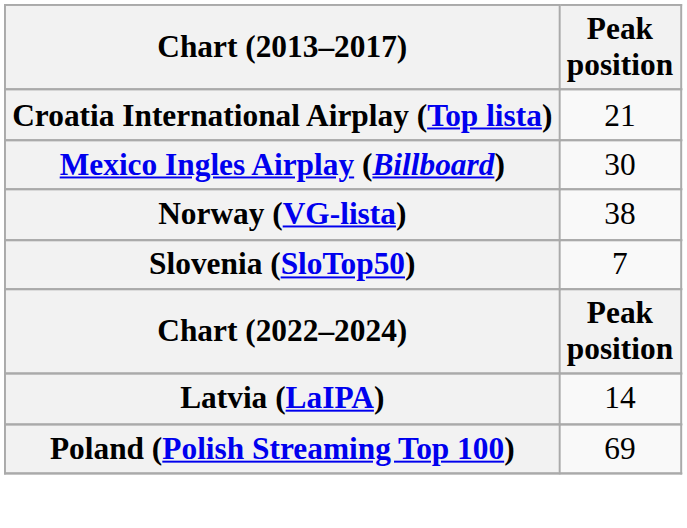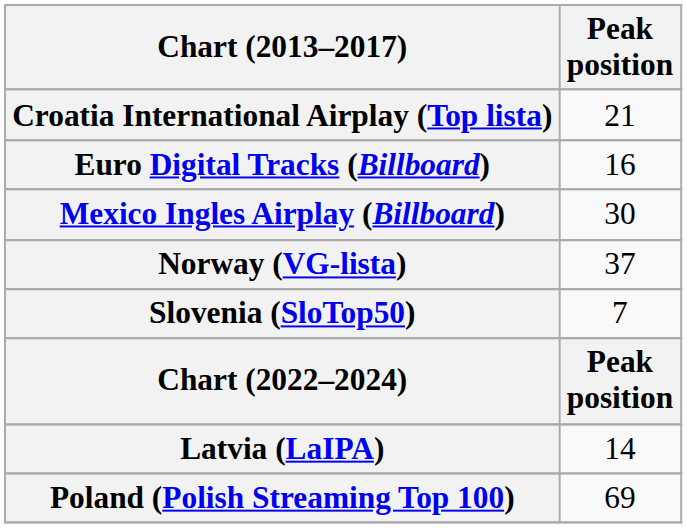+ row: (282, 164)
(620, 213) 38 -> (620, 263) 37
